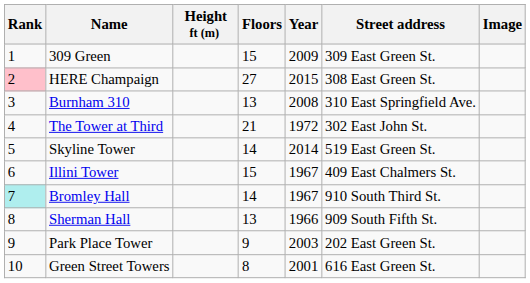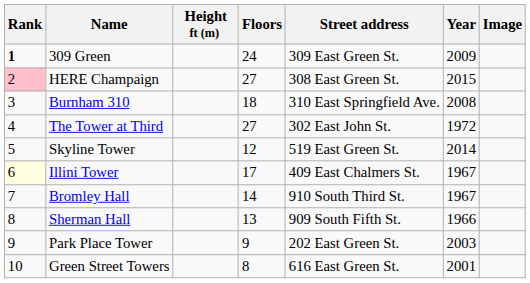columns swapped: (304, 24) <-> (401, 24)
(12, 56) normal -> (12, 56) bold
(249, 56) 15 -> (249, 56) 24
(249, 102) 13 -> (249, 102) 18
(249, 126) 21 -> (249, 126) 27
(249, 149) 14 -> (249, 149) 12
(12, 172) no background -> (12, 172) lightyellow background
(249, 172) 15 -> (249, 172) 17
(12, 196) paleturquoise background -> (12, 196) no background
